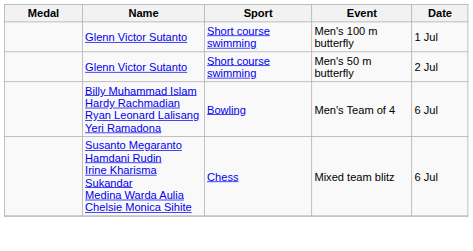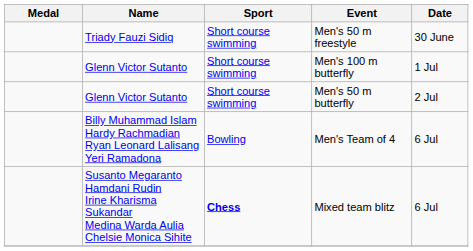+ row: (343, 37)
(223, 177) normal -> (224, 207) bold
